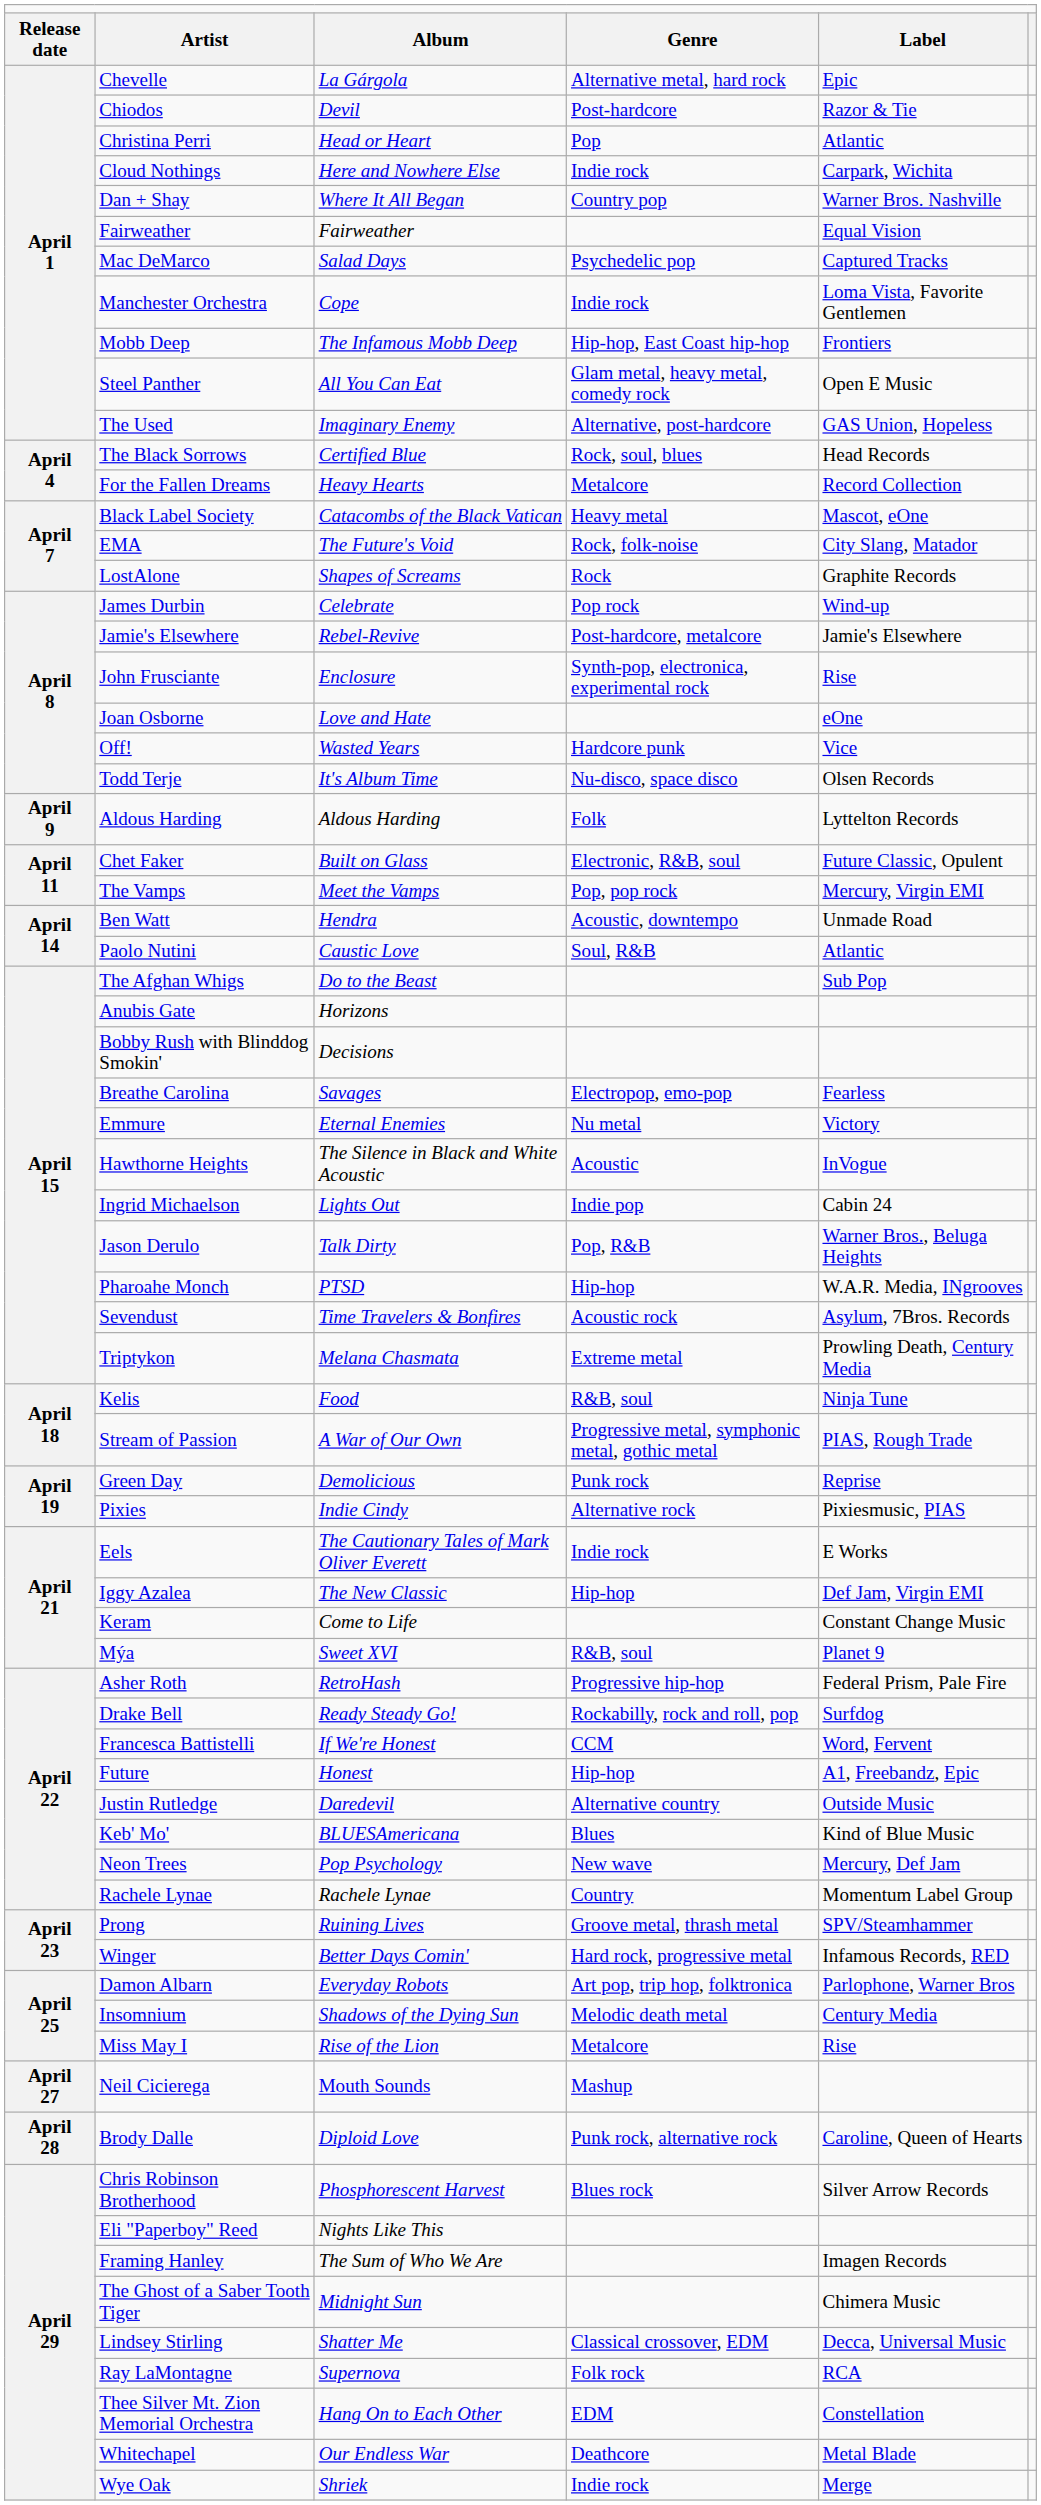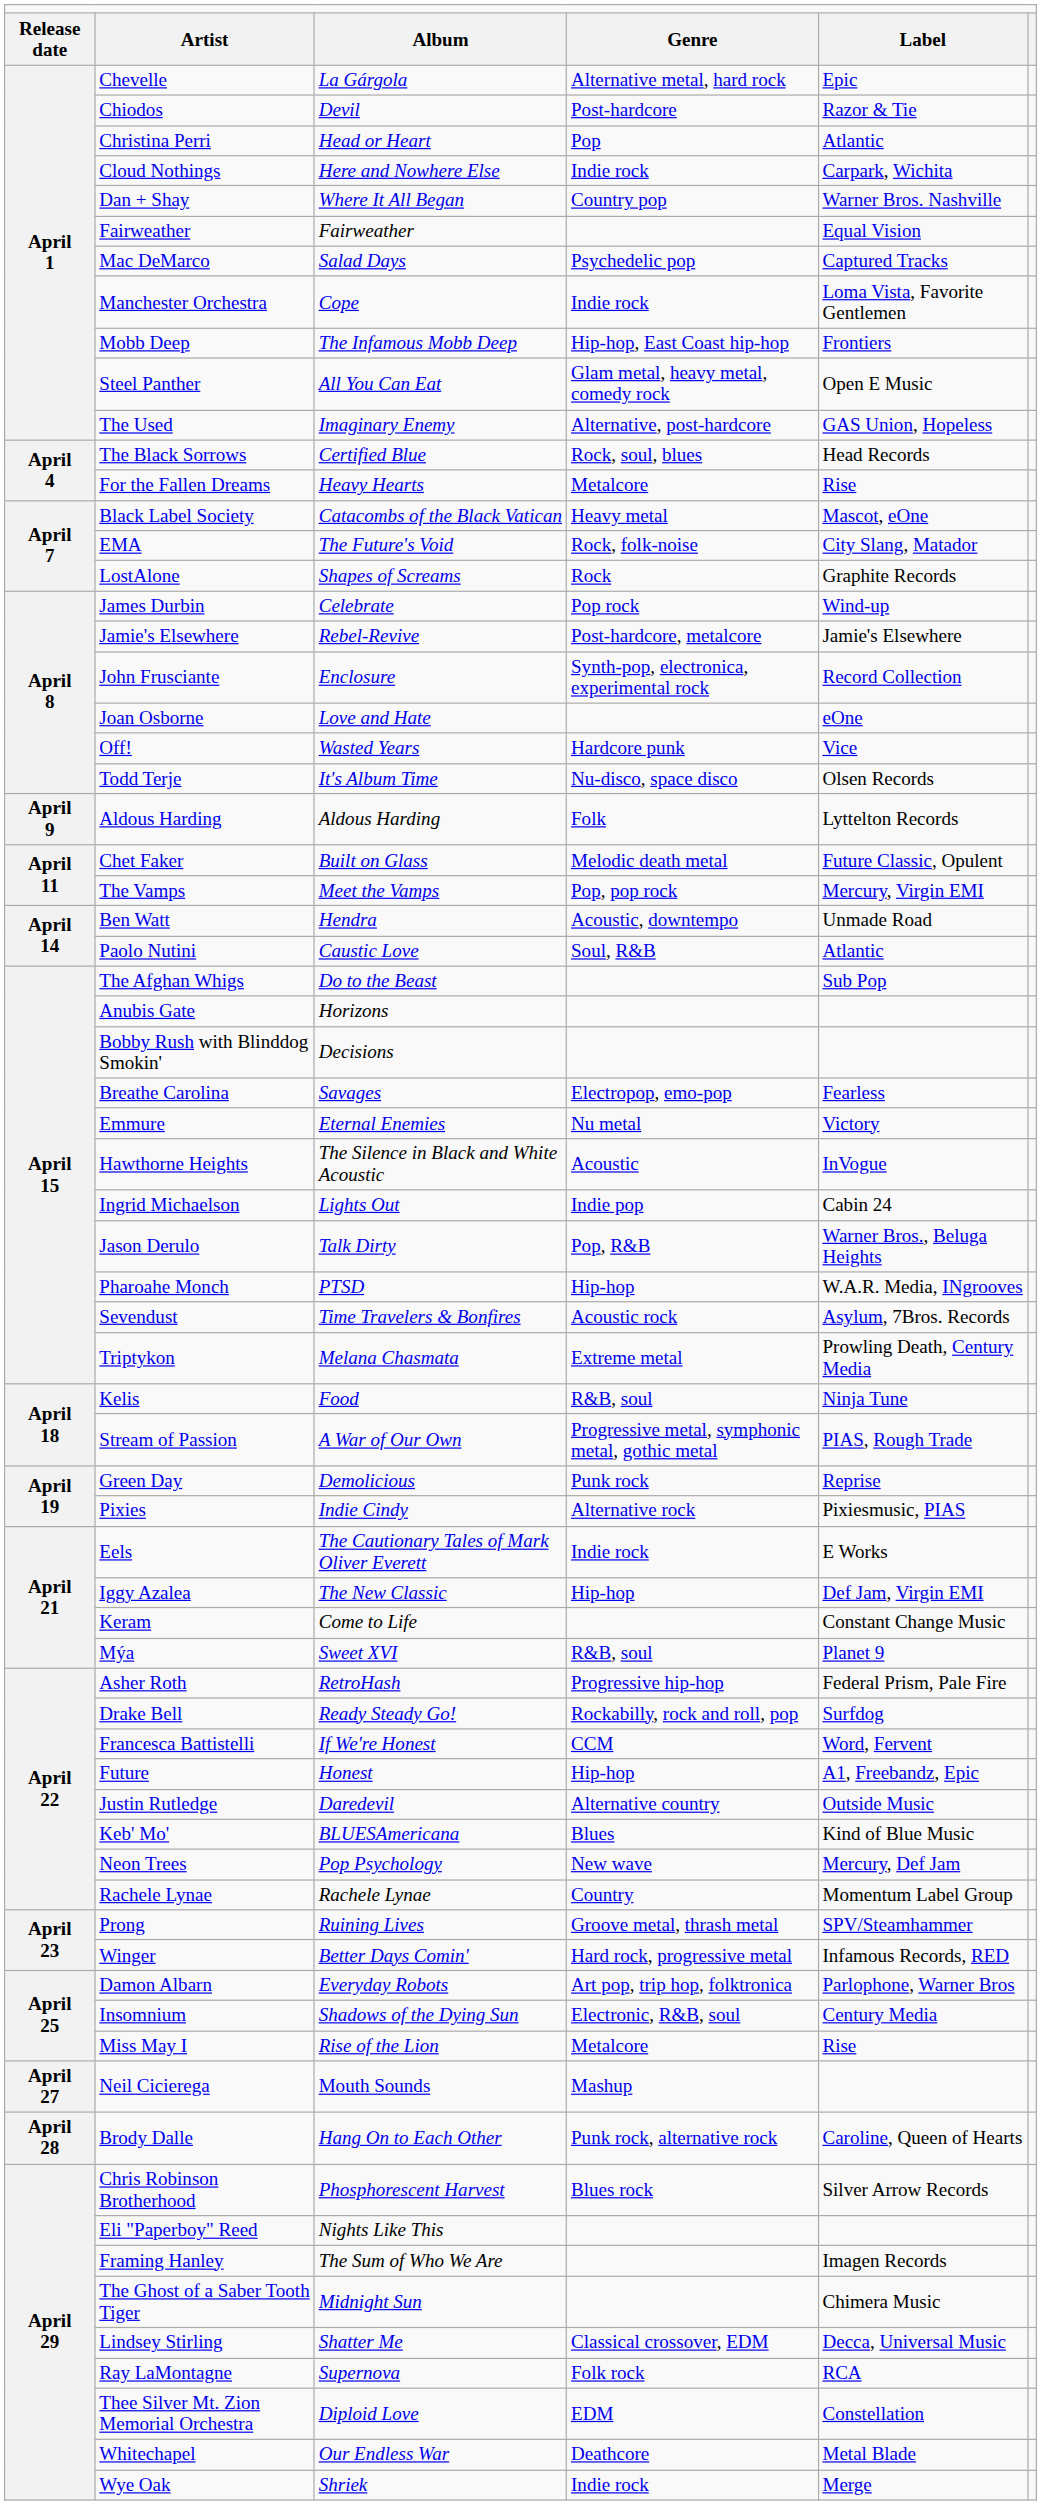(892, 485) Record Collection -> (839, 485) Rise
(839, 677) Rise -> (892, 677) Record Collection
(656, 860) Electronic, R&B, soul -> (649, 860) Melodic death metal
(649, 2015) Melodic death metal -> (656, 2015) Electronic, R&B, soul
(369, 2138) Diploid Love -> (410, 2138) Hang On to Each Other
(410, 2413) Hang On to Each Other -> (369, 2413) Diploid Love
